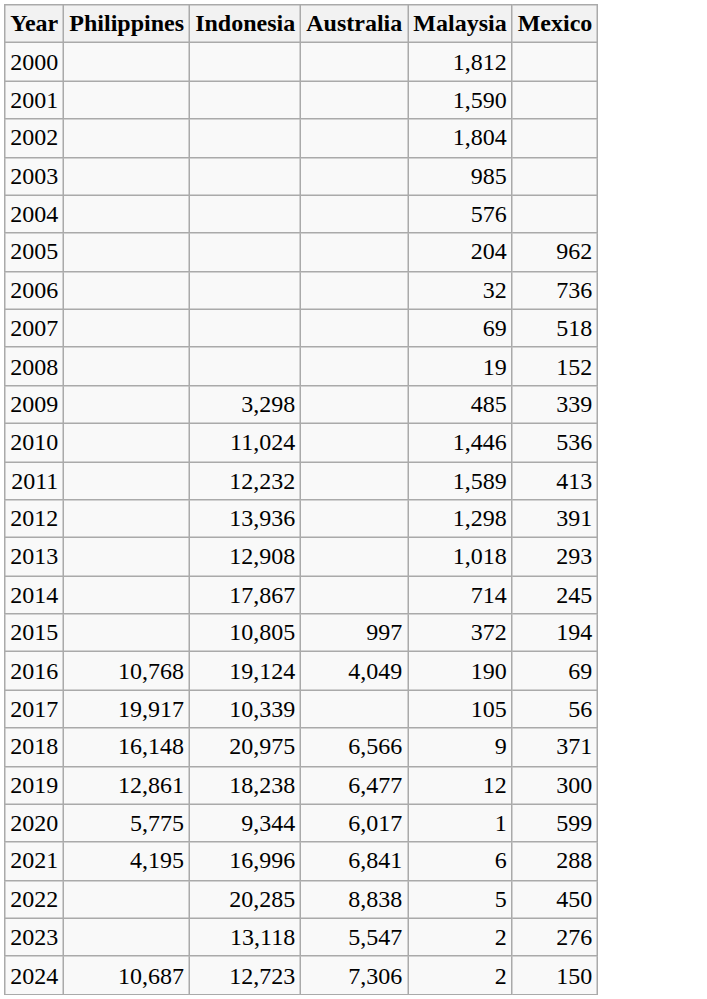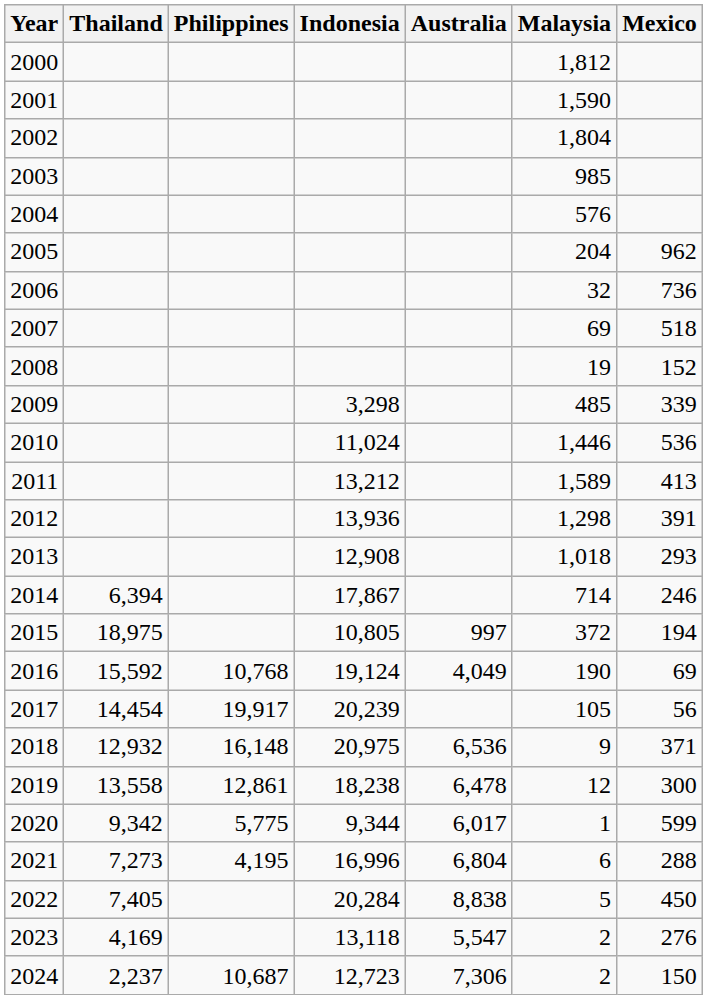+ column: (116, 23)
(262, 480) 12,232 -> (367, 480) 13,212
(574, 594) 245 -> (679, 594) 246
(262, 708) 10,339 -> (367, 708) 20,239
(375, 746) 6,566 -> (480, 746) 6,536
(375, 784) 6,477 -> (480, 784) 6,478
(375, 860) 6,841 -> (480, 860) 6,804
(262, 898) 20,285 -> (367, 898) 20,284
